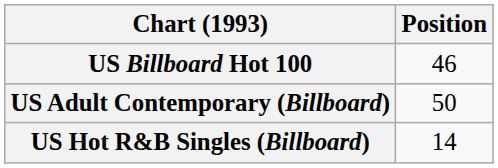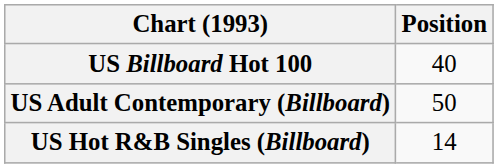(444, 63) 46 -> (444, 63) 40
